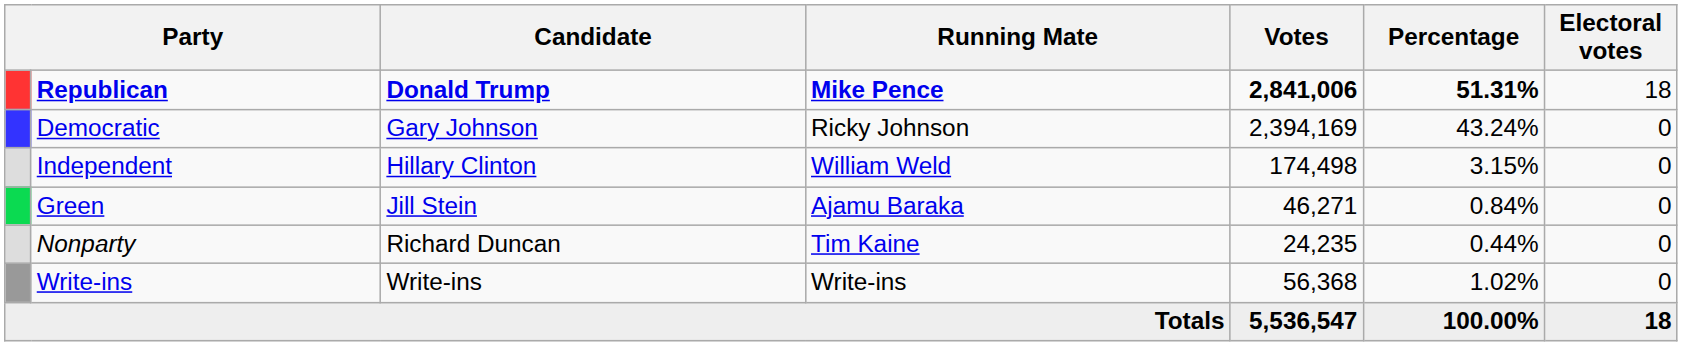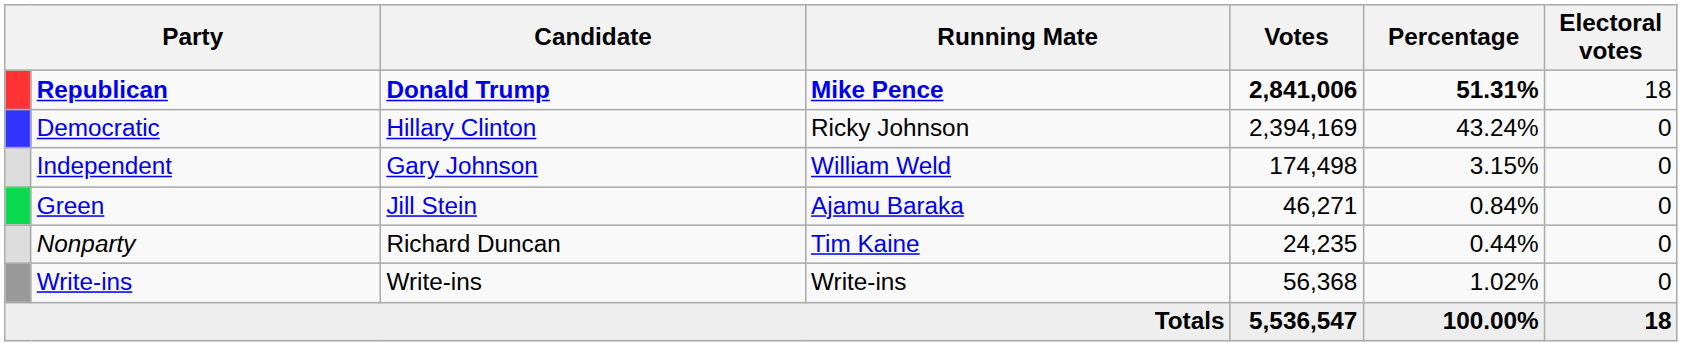(462, 128) Gary Johnson -> (461, 128) Hillary Clinton
(461, 166) Hillary Clinton -> (462, 166) Gary Johnson
